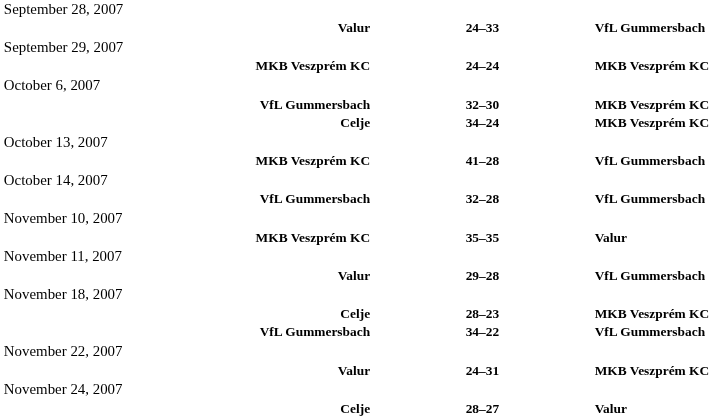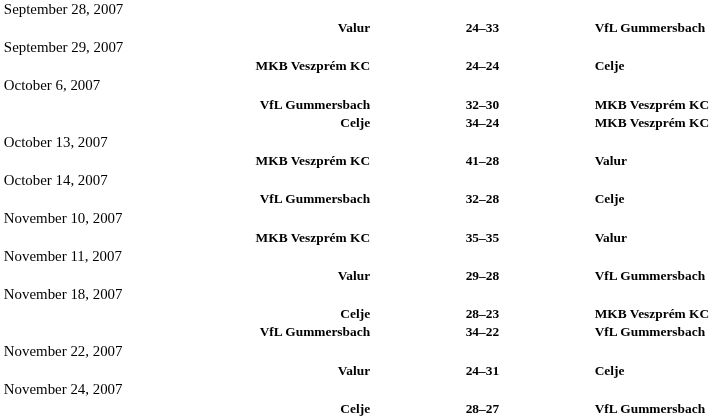(652, 66) MKB Veszprém KC -> (610, 66) Celje
(650, 161) VfL Gummersbach -> (611, 161) Valur
(650, 199) VfL Gummersbach -> (610, 199) Celje
(652, 370) MKB Veszprém KC -> (610, 370) Celje
(611, 408) Valur -> (650, 408) VfL Gummersbach
